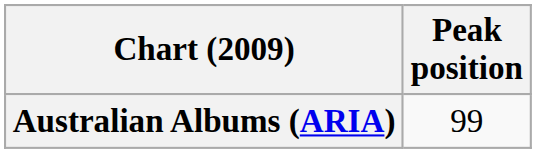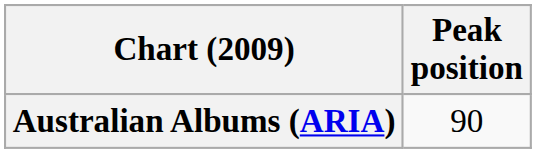(467, 120) 99 -> (467, 120) 90
